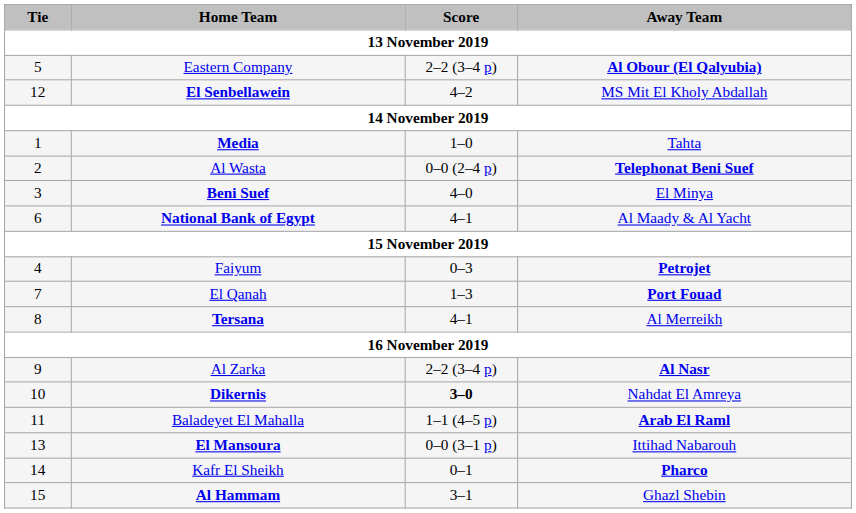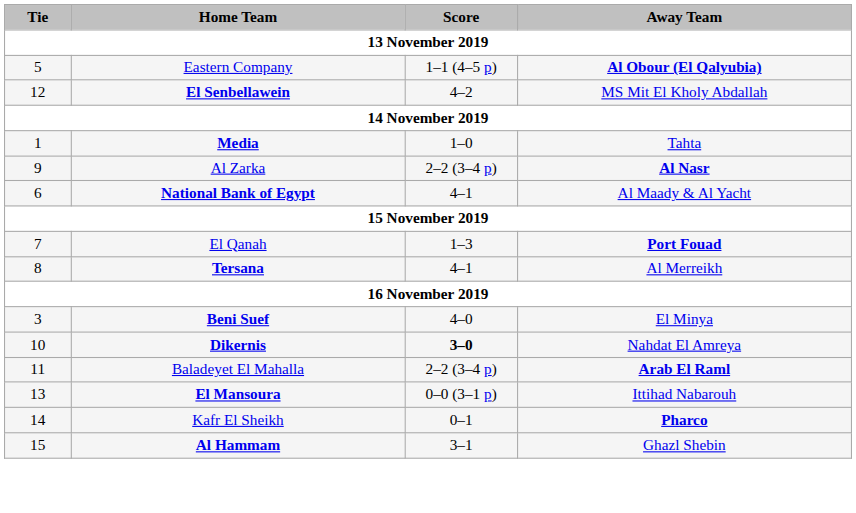(461, 67) 2–2 (3–4 p) -> (461, 67) 1–1 (4–5 p)
- row: (238, 168)
rows swapped: (238, 193) <-> (238, 369)
- row: (238, 269)
(461, 420) 1–1 (4–5 p) -> (461, 369) 2–2 (3–4 p)
